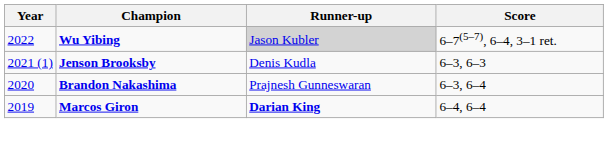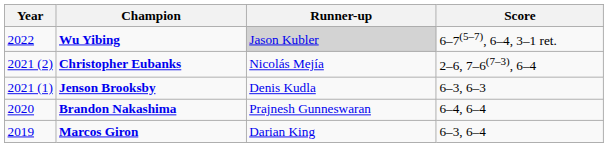+ row: (120, 64)
(463, 84) 6–3, 6–4 -> (463, 110) 6–4, 6–4
(285, 106) bold -> (282, 132) normal
(463, 106) 6–4, 6–4 -> (463, 132) 6–3, 6–4
